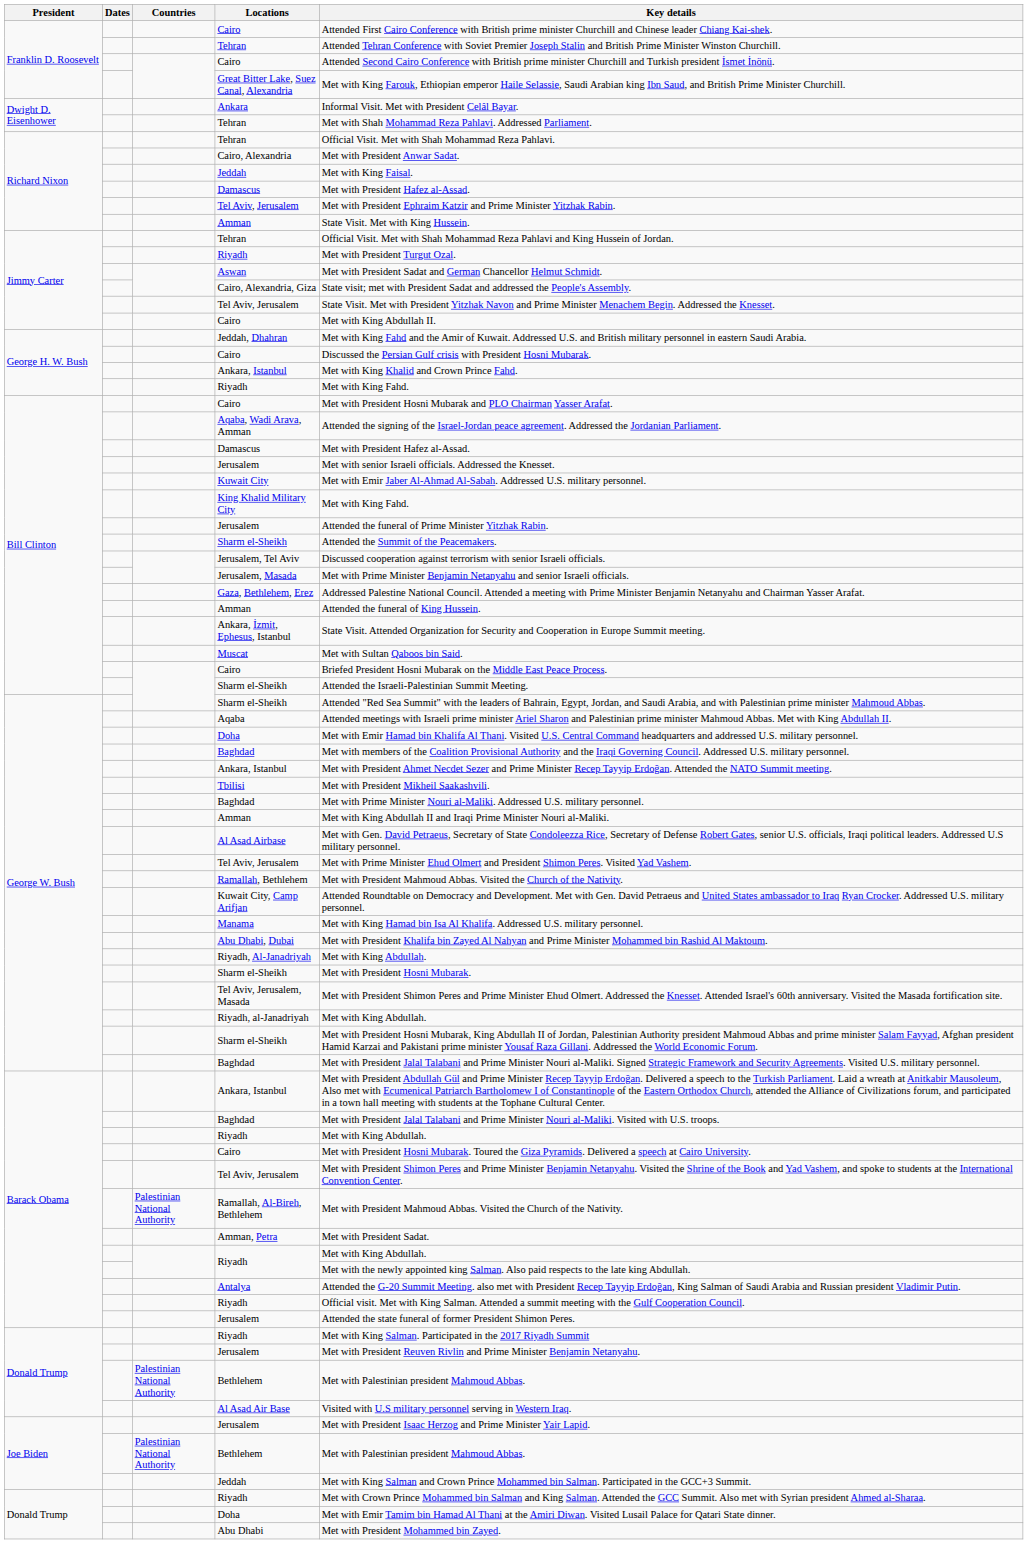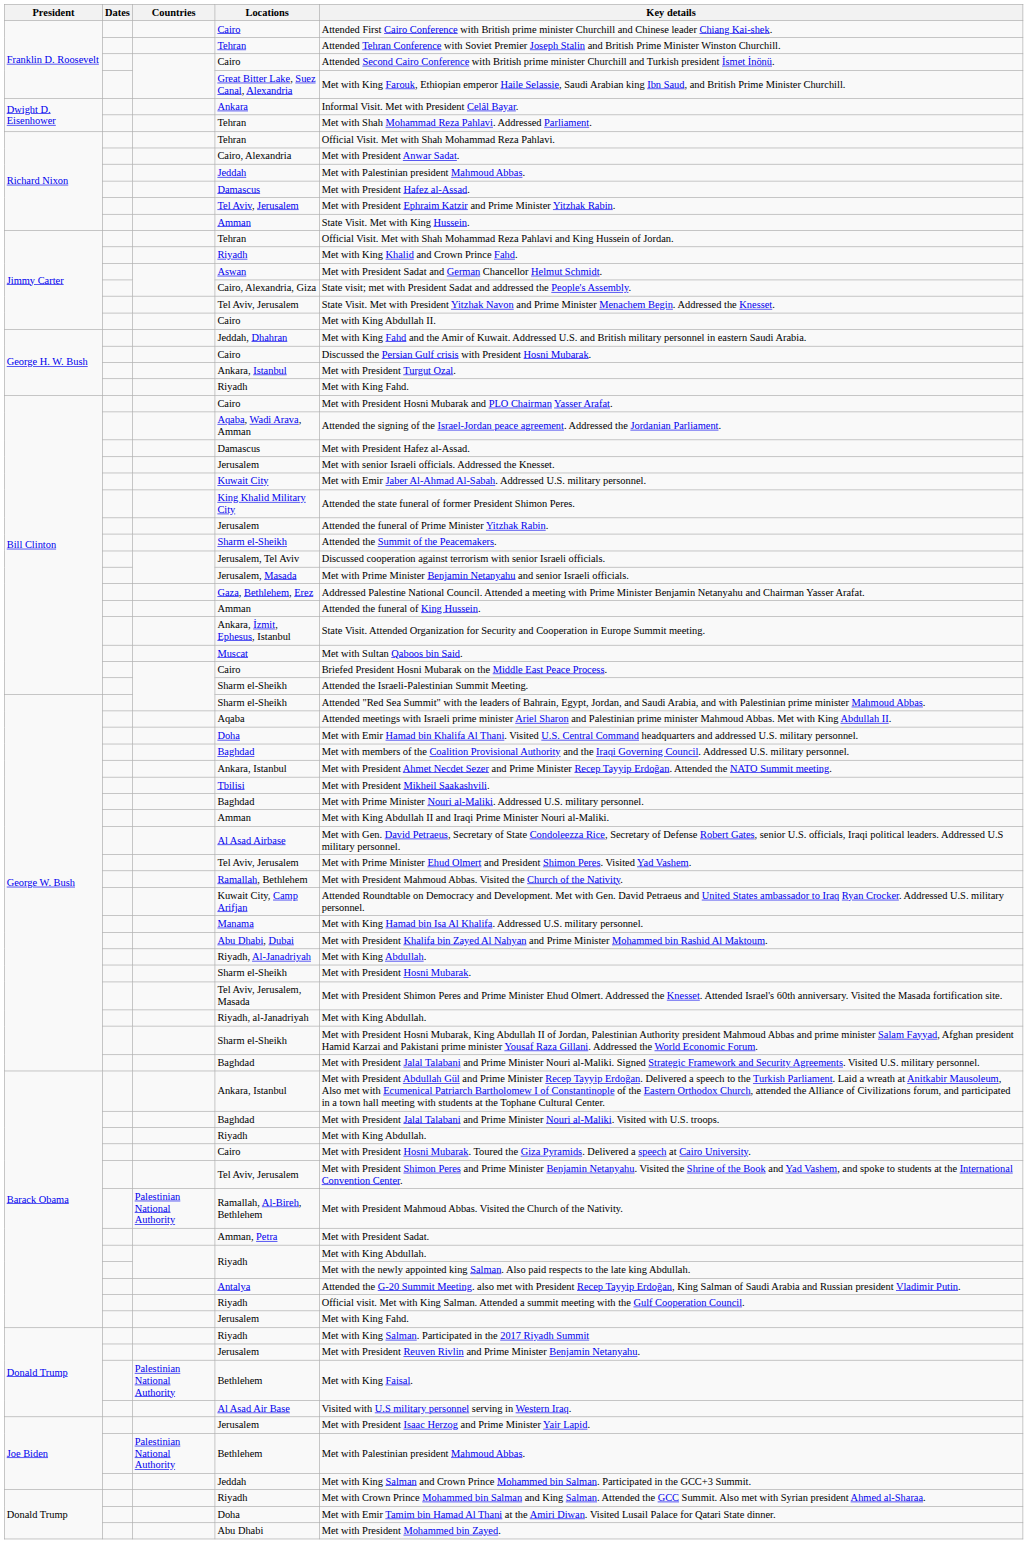(367, 172) Met with King Faisal. -> (423, 172) Met with Palestinian president Mahmoud Abbas.
(389, 255) Met with President Turgut Ozal. -> (420, 255) Met with King Khalid and Crown Prince Fahd.
(420, 370) Met with King Khalid and Crown Prince Fahd. -> (389, 370) Met with President Turgut Ozal.
(365, 503) Met with King Fahd. -> (448, 503) Attended the state funeral of former President Shimon Peres.
(448, 1319) Attended the state funeral of former President Shimon Peres. -> (365, 1319) Met with King Fahd.
(423, 1380) Met with Palestinian president Mahmoud Abbas. -> (367, 1380) Met with King Faisal.
